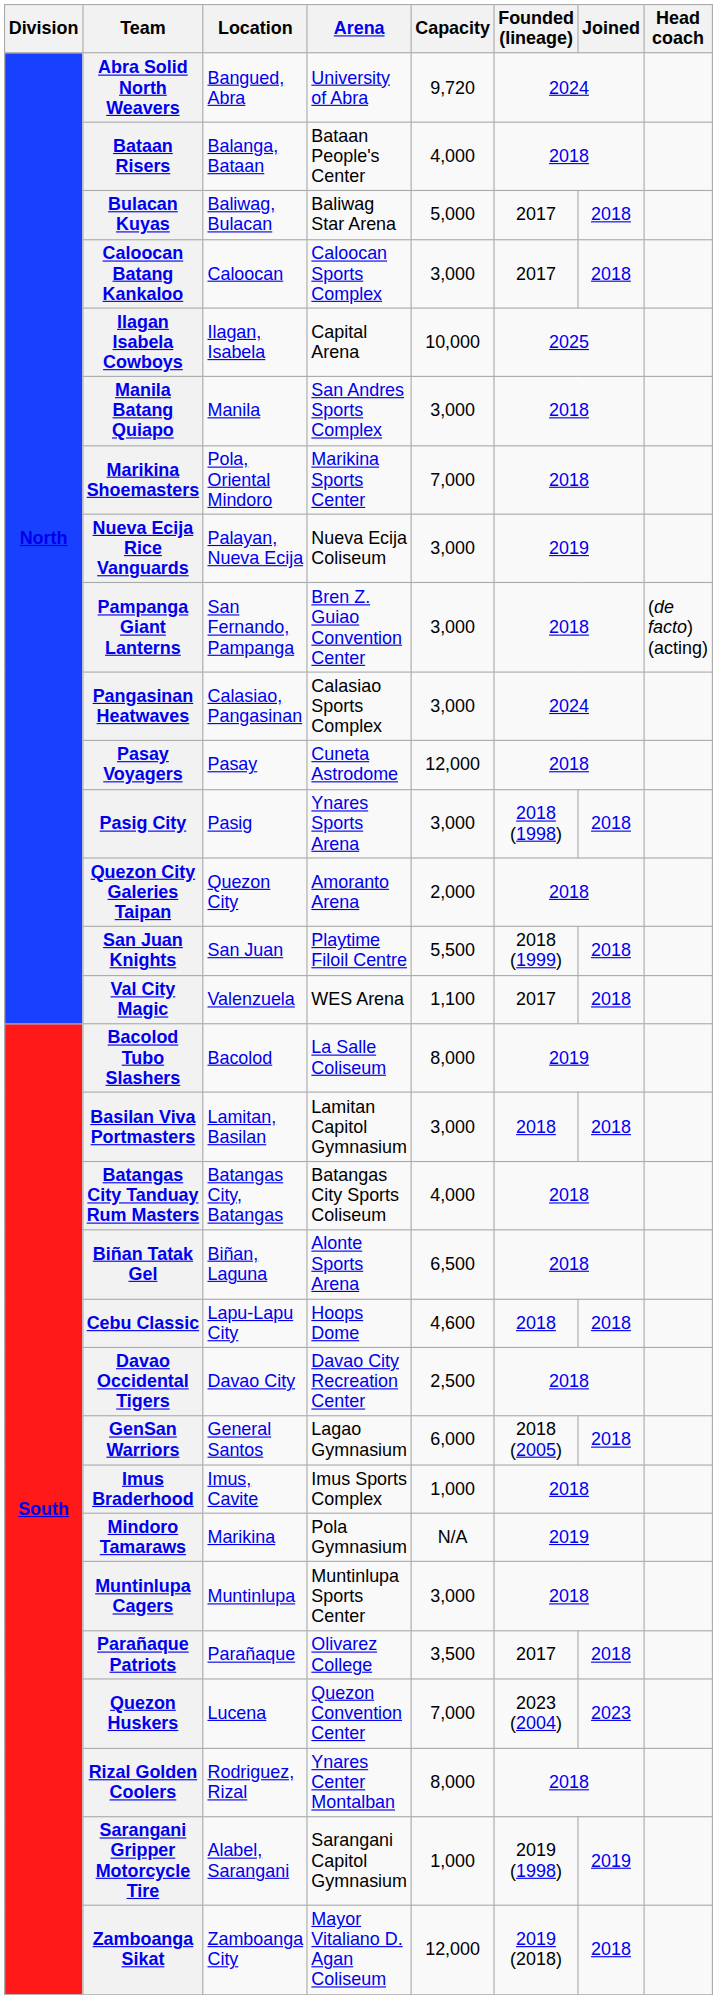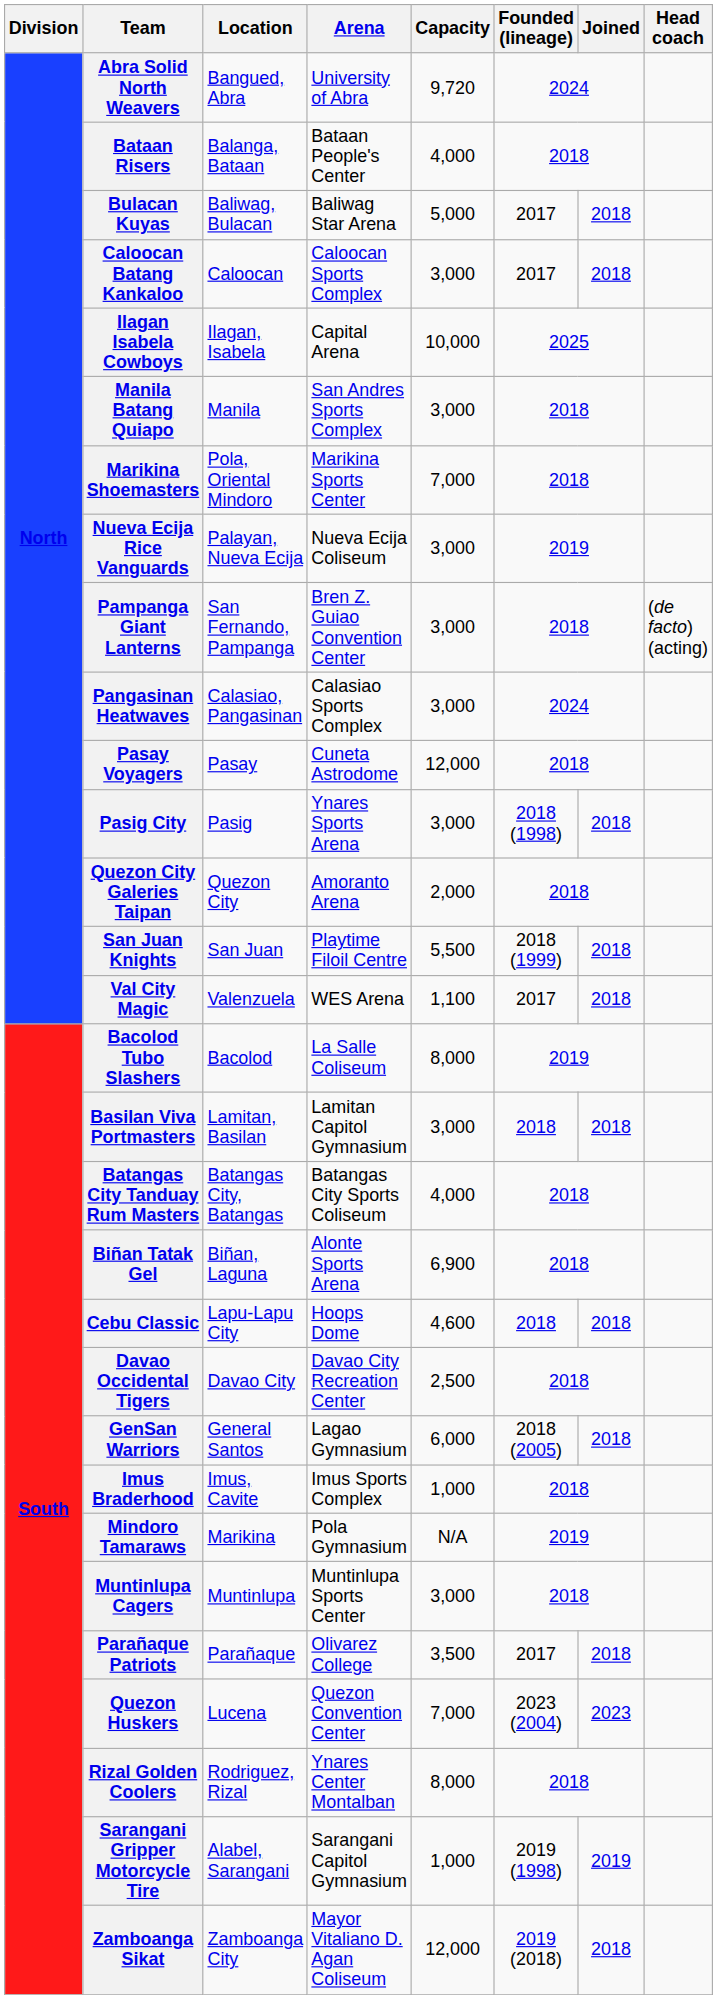(453, 1264) 6,500 -> (453, 1264) 6,900
